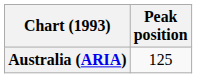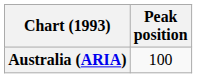(161, 60) 125 -> (161, 60) 100
